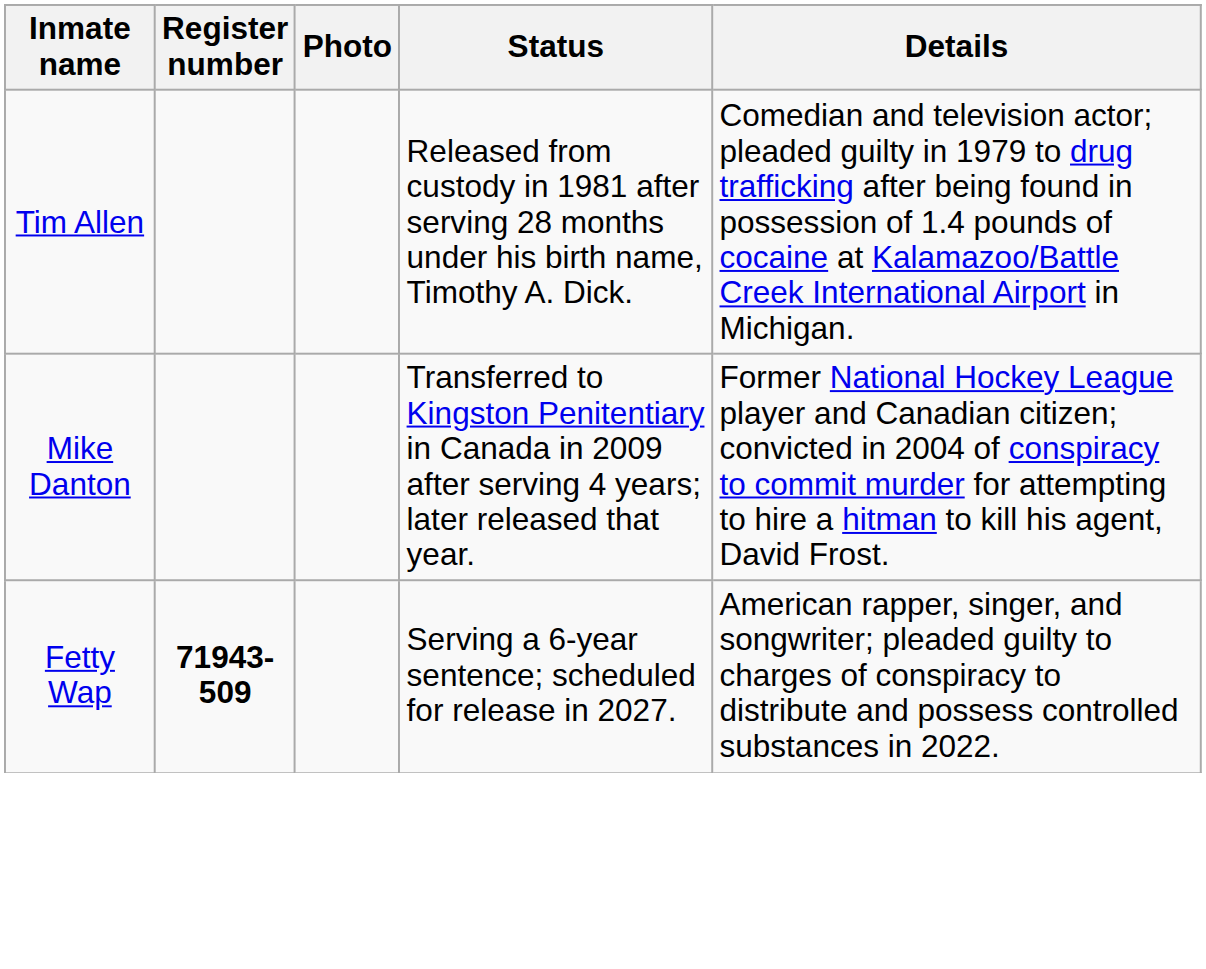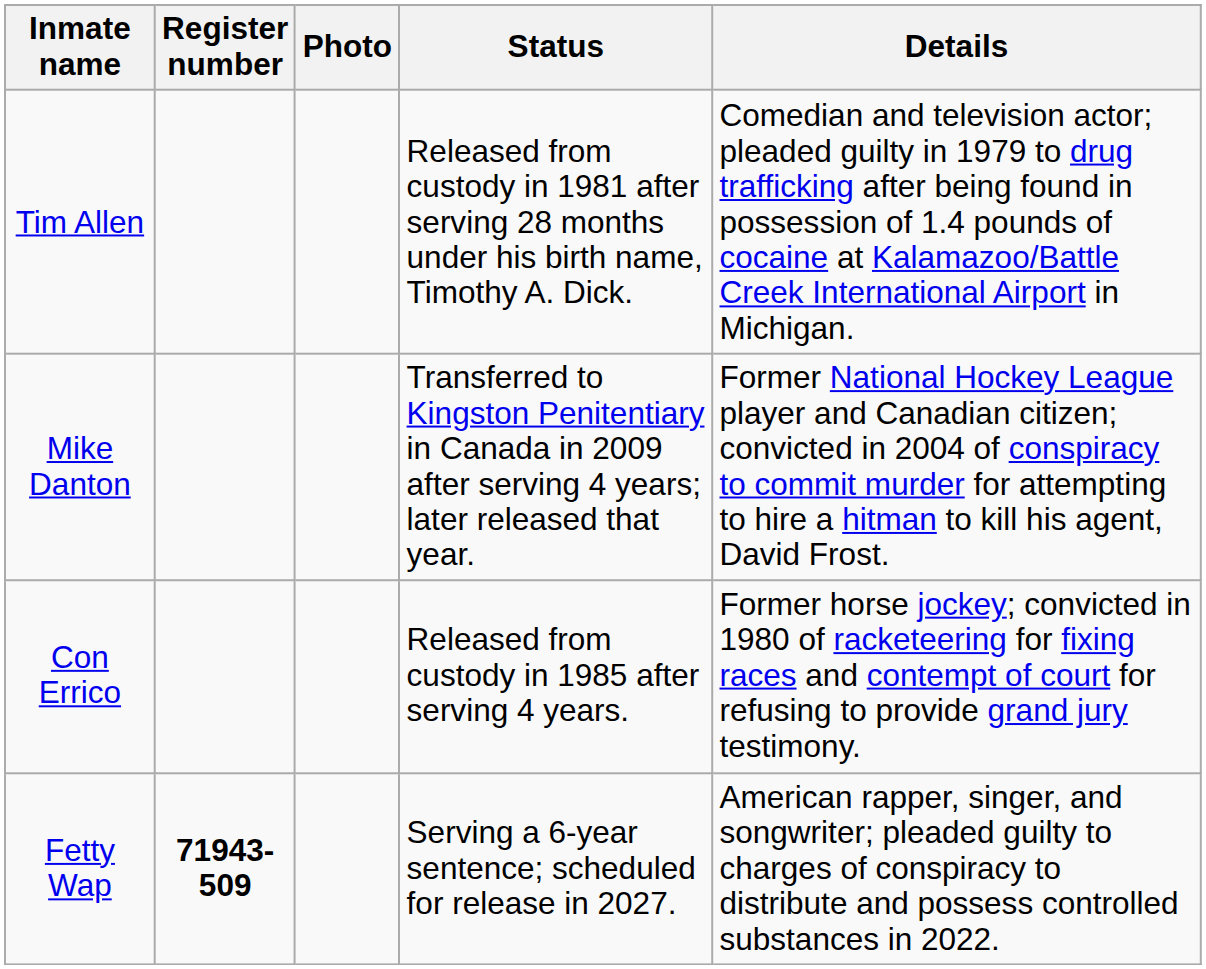+ row: (80, 675)
